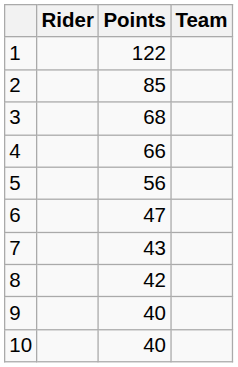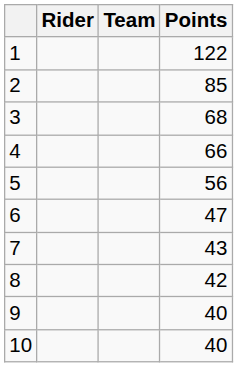columns swapped: (201, 20) <-> (135, 20)
